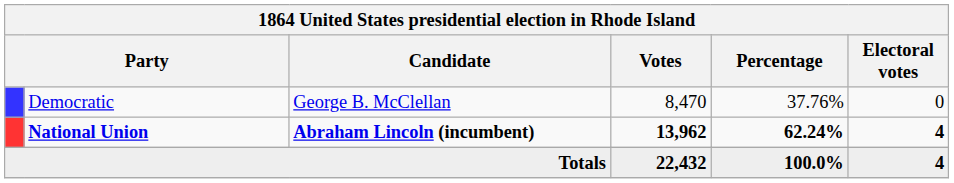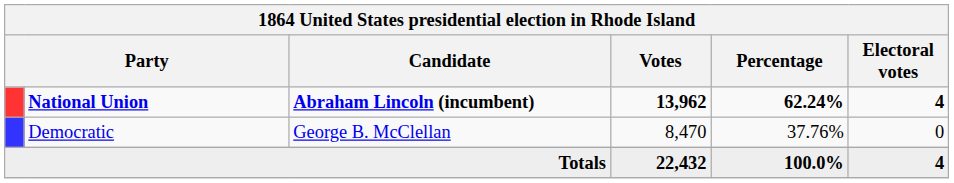rows swapped: (88, 132) <-> (71, 102)
